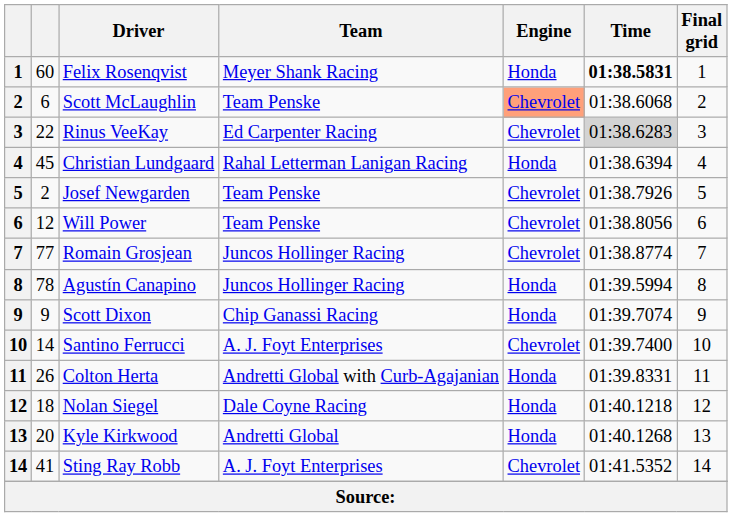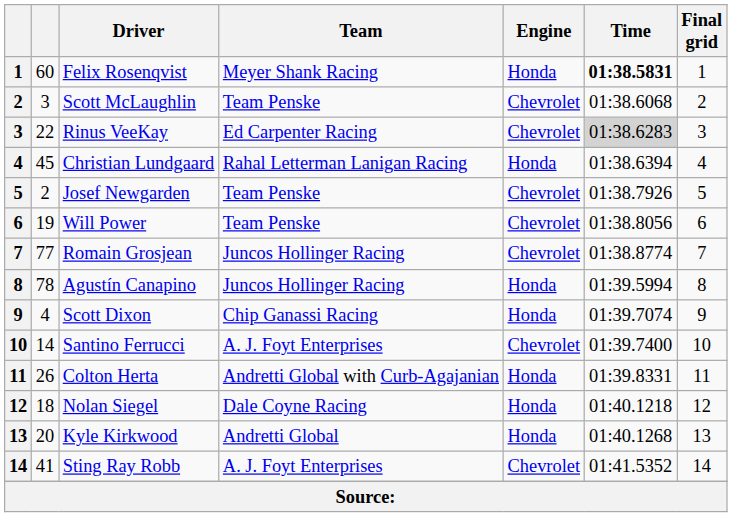(45, 102) 6 -> (45, 102) 3
(544, 102) lightsalmon background -> (544, 102) no background
(45, 223) 12 -> (45, 223) 19
(45, 314) 9 -> (45, 314) 4
